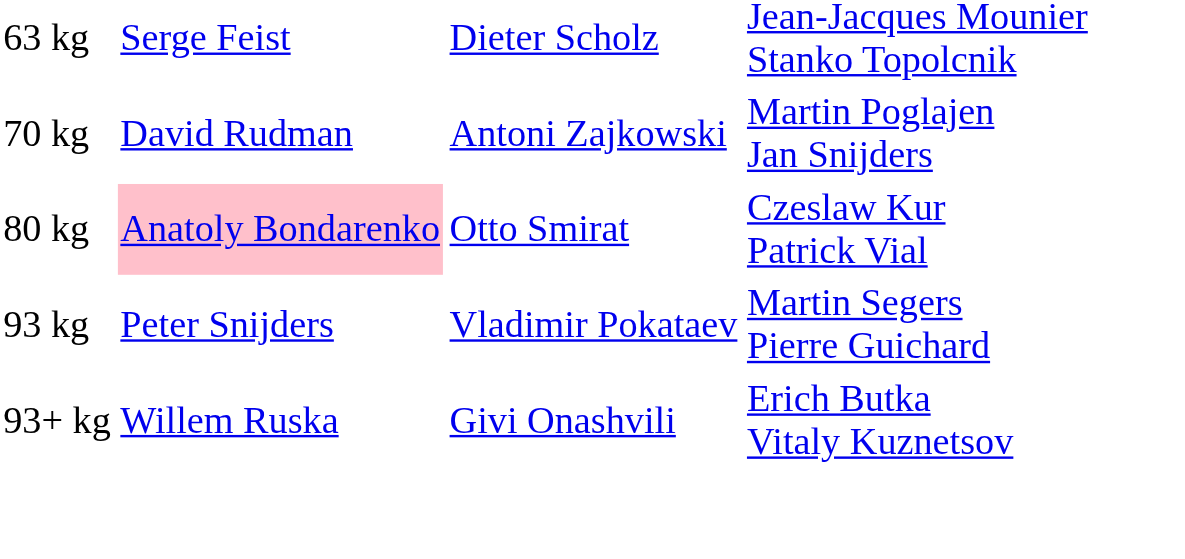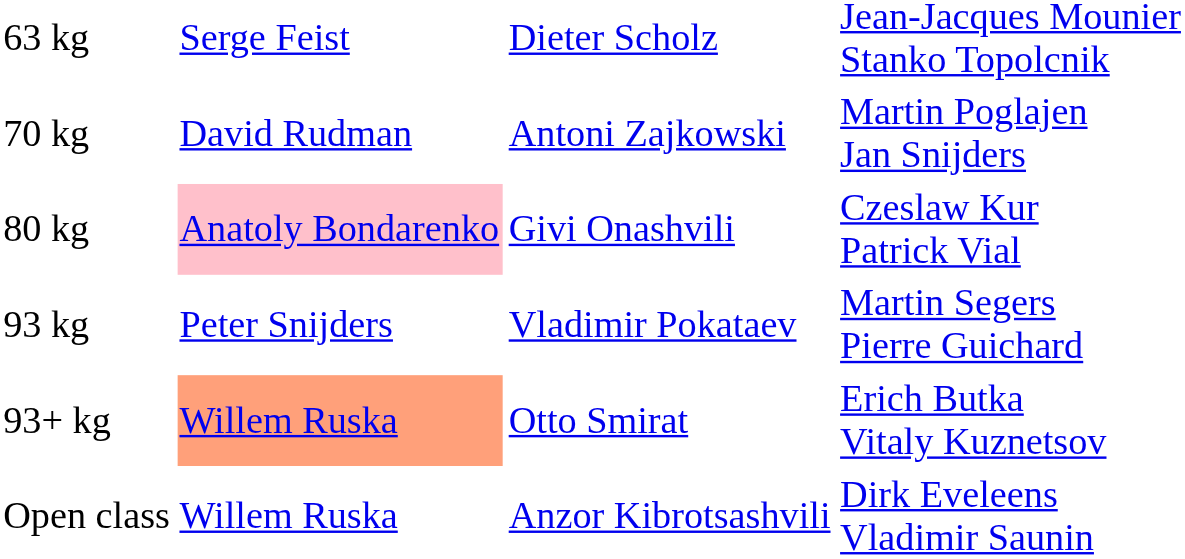(539, 228) Otto Smirat -> (622, 228) Givi Onashvili
(230, 419) no background -> (289, 419) lightsalmon background
(563, 419) Givi Onashvili -> (598, 419) Otto Smirat
+ row: (87, 515)
